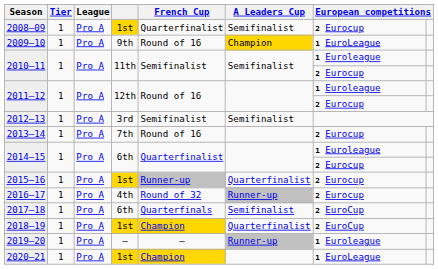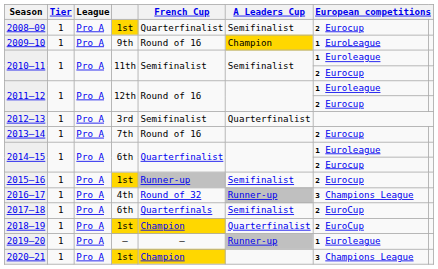(261, 119) Semifinalist -> (269, 119) Quarterfinalist
(269, 180) Quarterfinalist -> (261, 180) Semifinalist
(340, 195) 2 Eurocup -> (364, 195) 3 Champions League
(348, 257) 1 EuroLeague -> (364, 257) 3 Champions League
